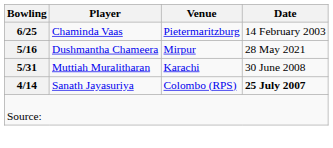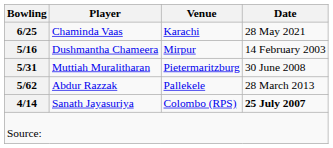(202, 31) Pietermaritzburg -> (182, 31) Karachi
(285, 31) 14 February 2003 -> (275, 31) 28 May 2021
(275, 49) 28 May 2021 -> (285, 49) 14 February 2003
(182, 67) Karachi -> (202, 67) Pietermaritzburg
+ row: (85, 85)
